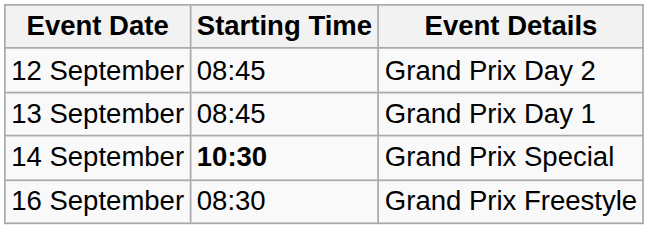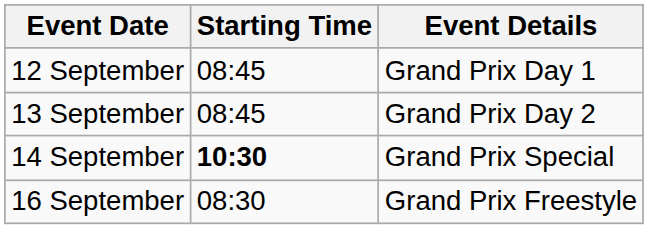(490, 69) Grand Prix Day 2 -> (490, 69) Grand Prix Day 1
(490, 113) Grand Prix Day 1 -> (490, 113) Grand Prix Day 2
